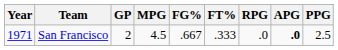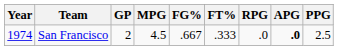(20, 35) 1971 -> (20, 35) 1974
